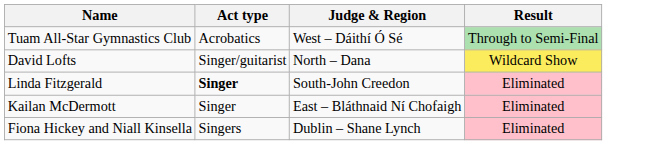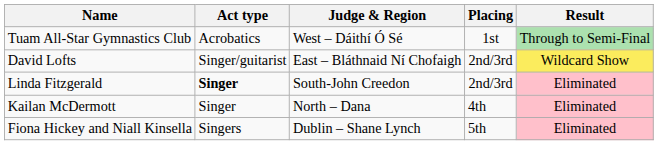+ column: (491, 15)
(332, 60) North – Dana -> (377, 60) East – Bláthnaid Ní Chofaigh
(377, 106) East – Bláthnaid Ní Chofaigh -> (332, 106) North – Dana
